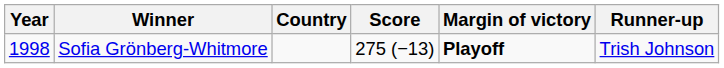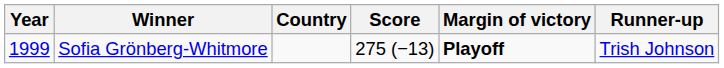(29, 48) 1998 -> (29, 48) 1999
